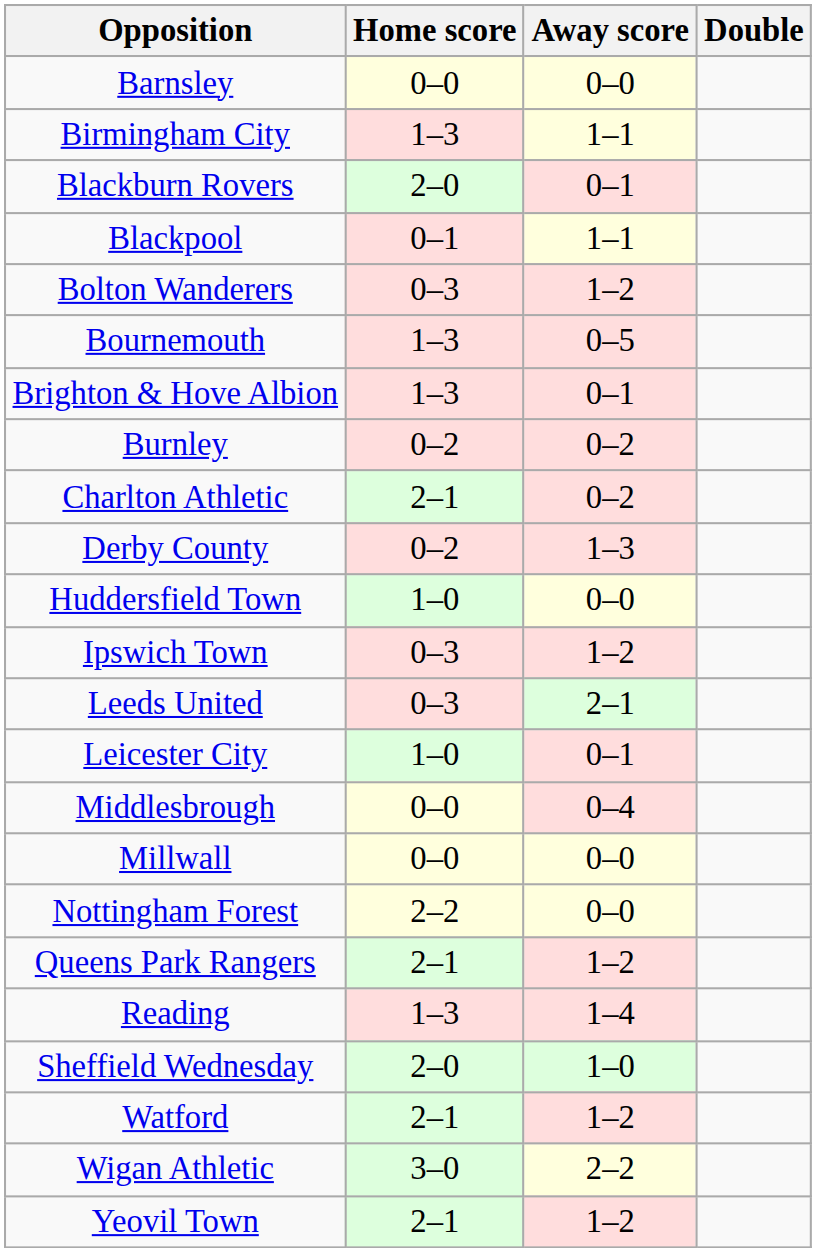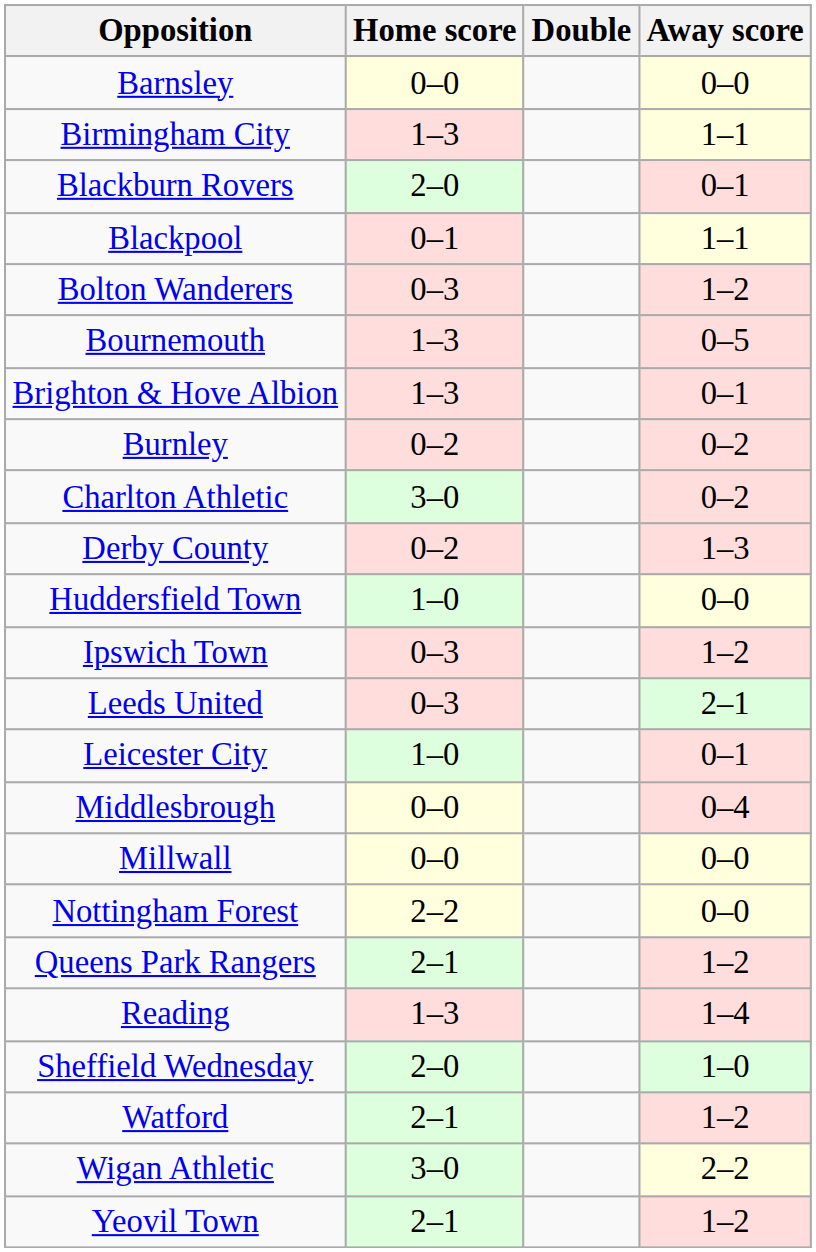columns swapped: (610, 30) <-> (754, 30)
(435, 496) 2–1 -> (435, 496) 3–0
